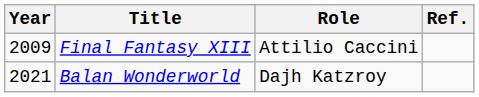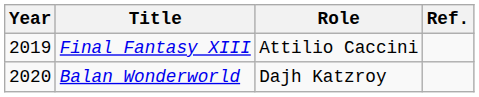(30, 48) 2009 -> (30, 48) 2019
(30, 77) 2021 -> (30, 77) 2020
